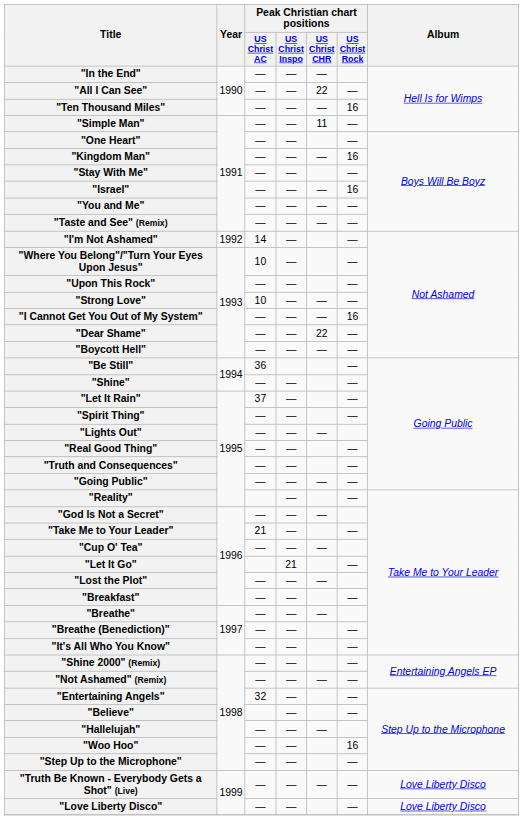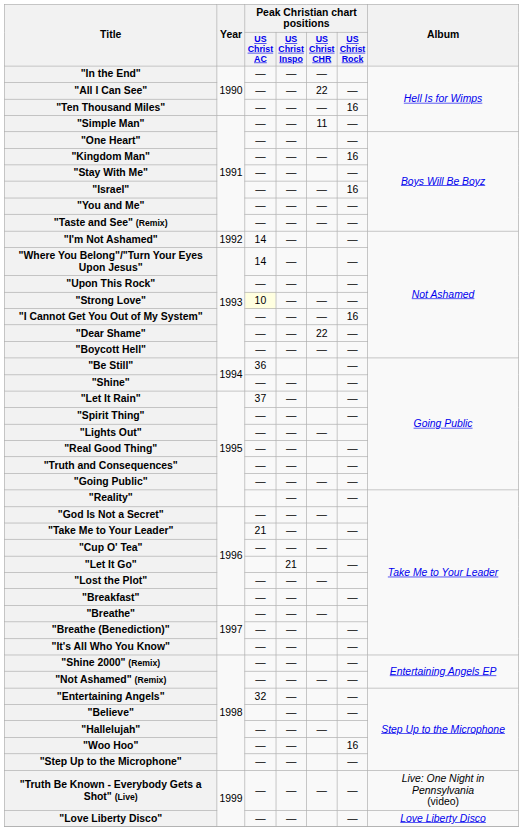(260, 261) 10 -> (260, 261) 14
(260, 300) no background -> (260, 300) lightyellow background
(443, 784) Love Liberty Disco -> (443, 790) Live: One Night in Pennsylvania (video)
